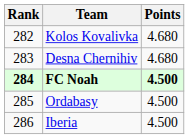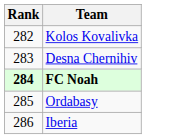- column: (163, 15)
